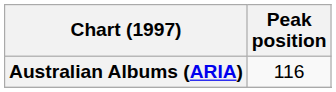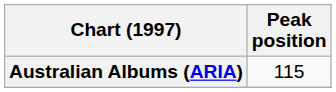(289, 71) 116 -> (289, 71) 115
